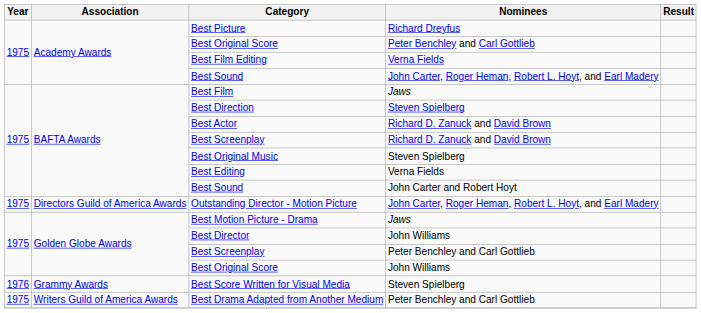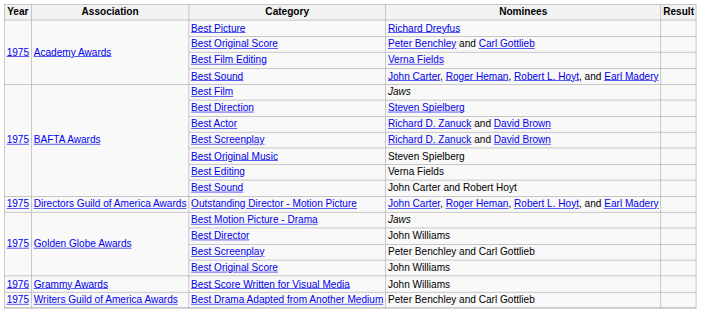(426, 284) Steven Spielberg -> (419, 284) John Williams
